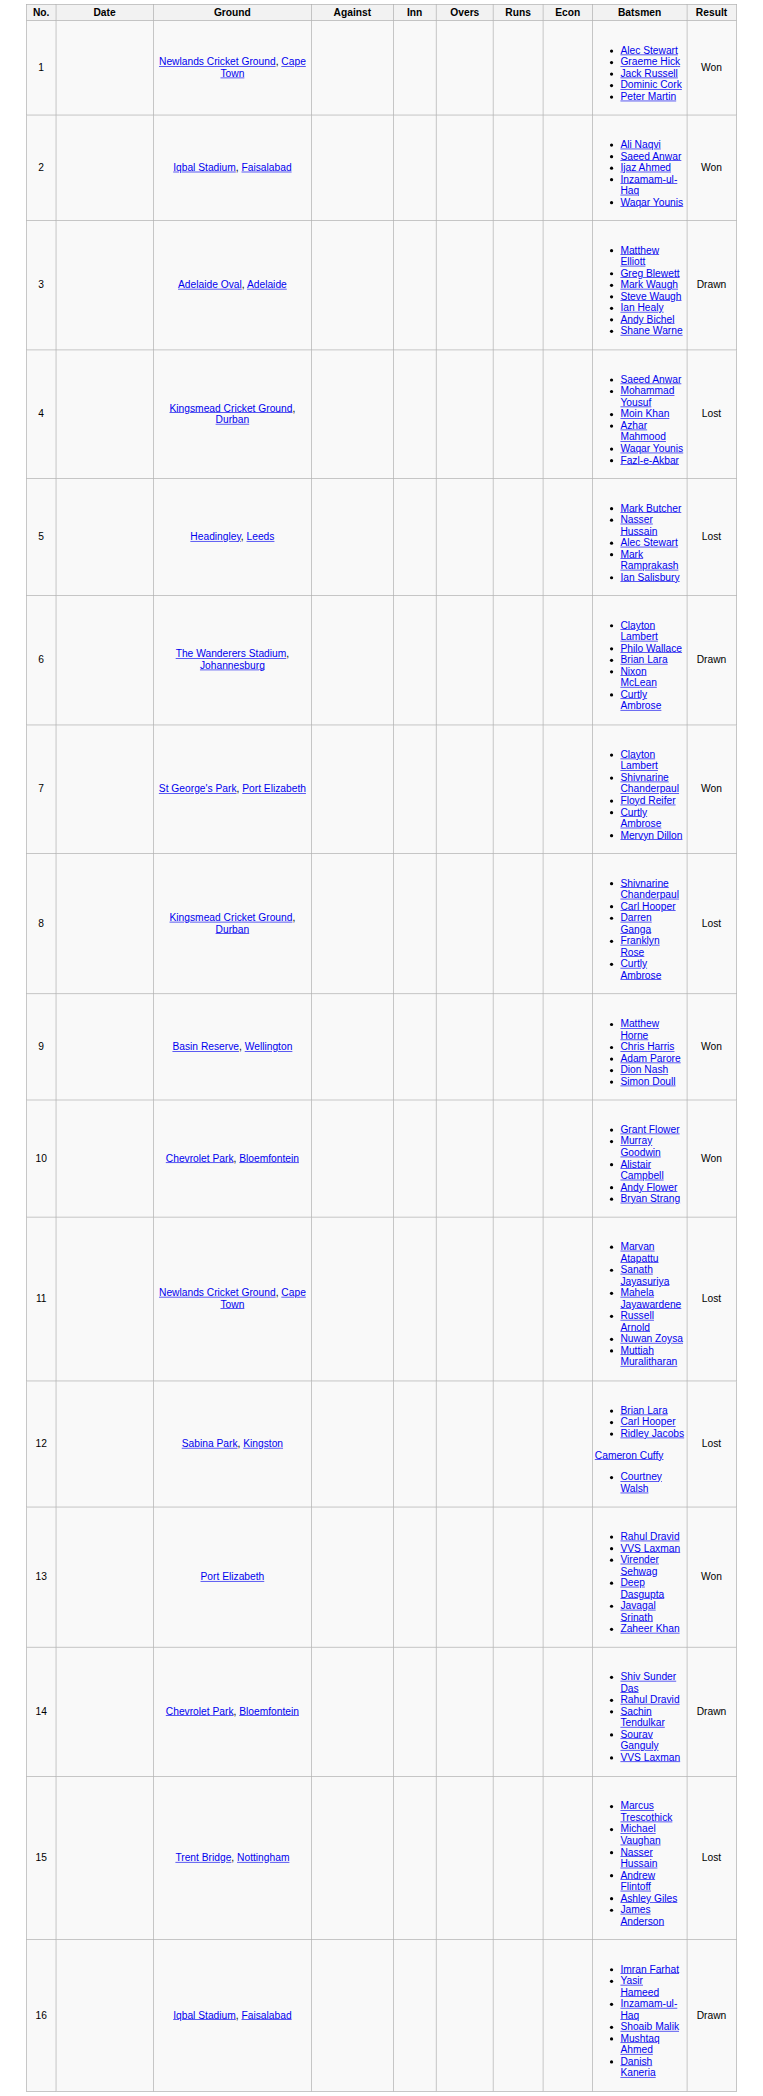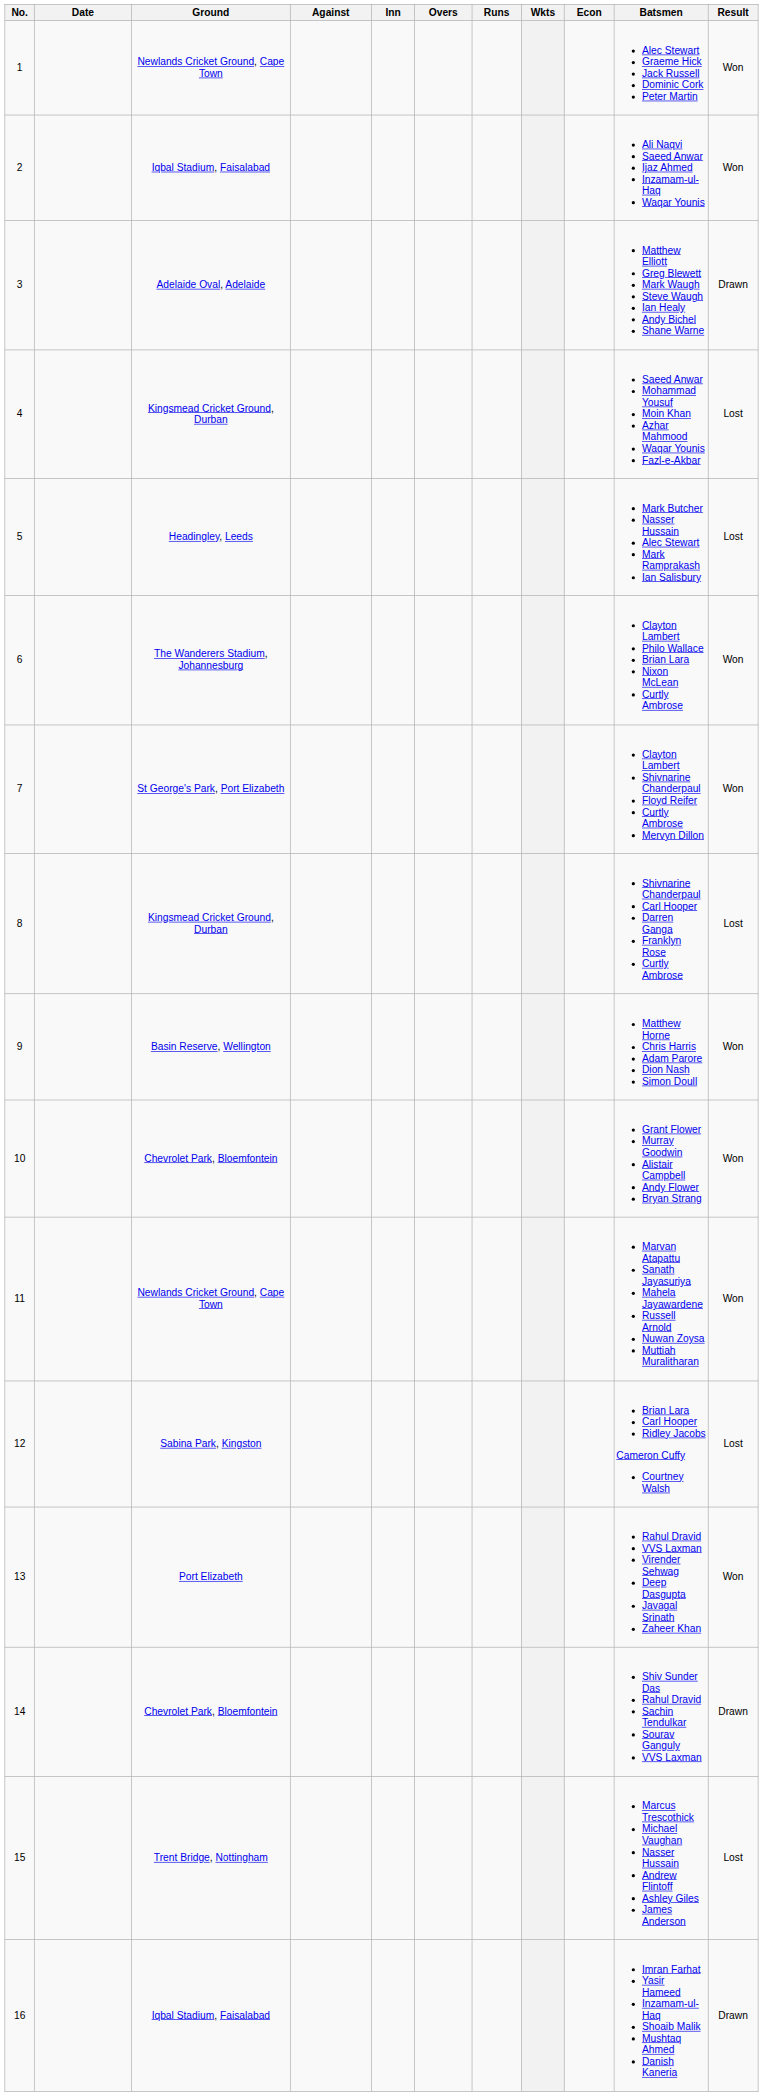+ column: (543, 12)
(712, 660) Drawn -> (733, 660) Won
(712, 1299) Lost -> (733, 1299) Won
